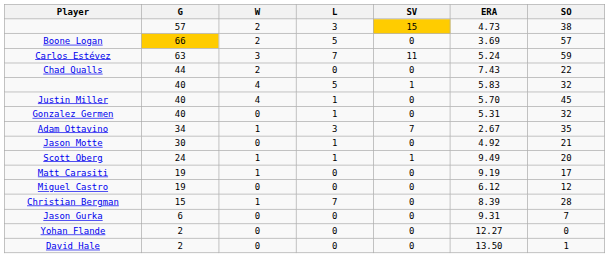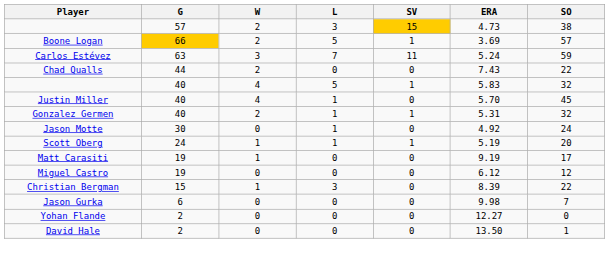(412, 41) 0 -> (412, 41) 1
(257, 114) 0 -> (257, 114) 2
(412, 114) 0 -> (412, 114) 1
- row: (73, 129)
(566, 143) 21 -> (566, 129) 24
(489, 158) 9.49 -> (489, 143) 5.19
(335, 202) 7 -> (335, 187) 3
(566, 202) 28 -> (566, 187) 22
(489, 216) 9.31 -> (489, 202) 9.98
